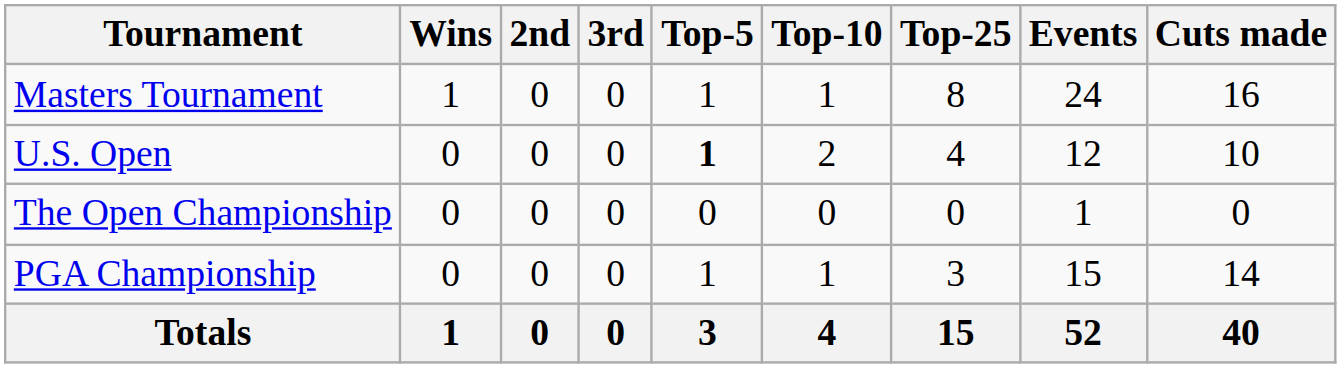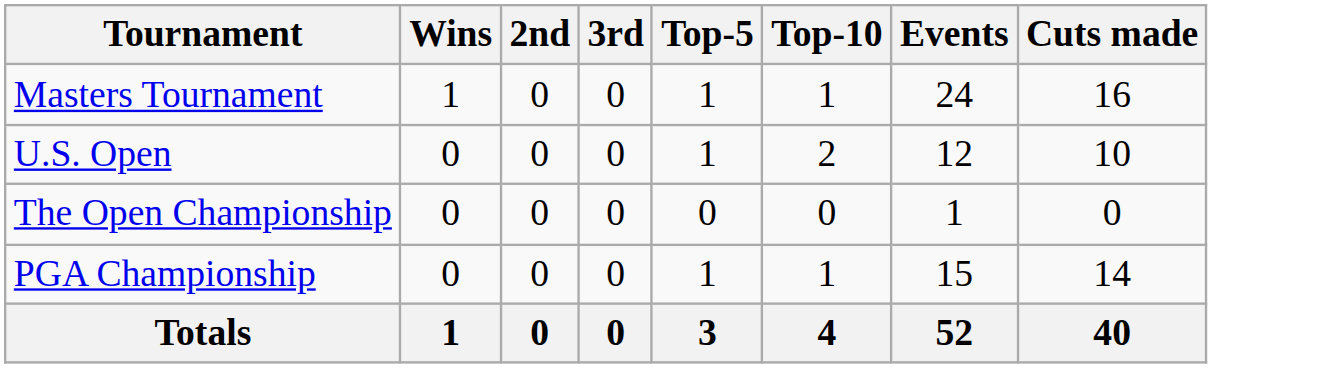- column: (956, 34)
(707, 153) bold -> (707, 153) normal
